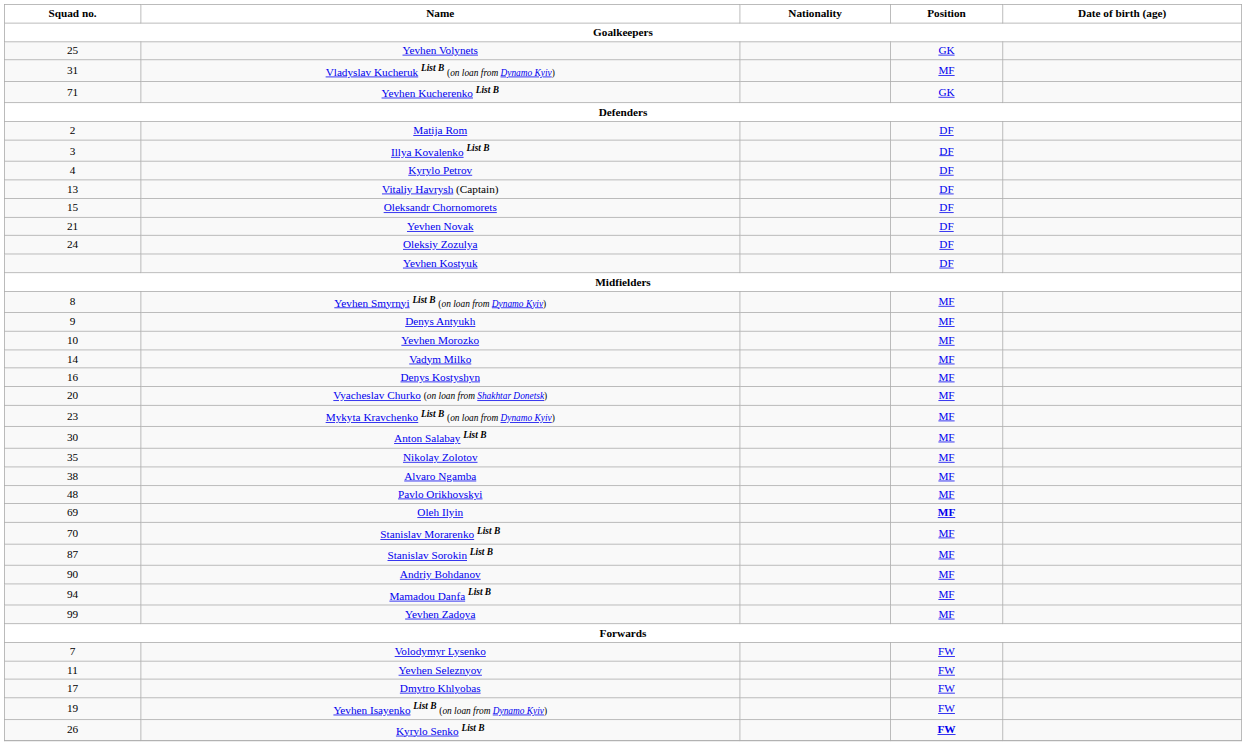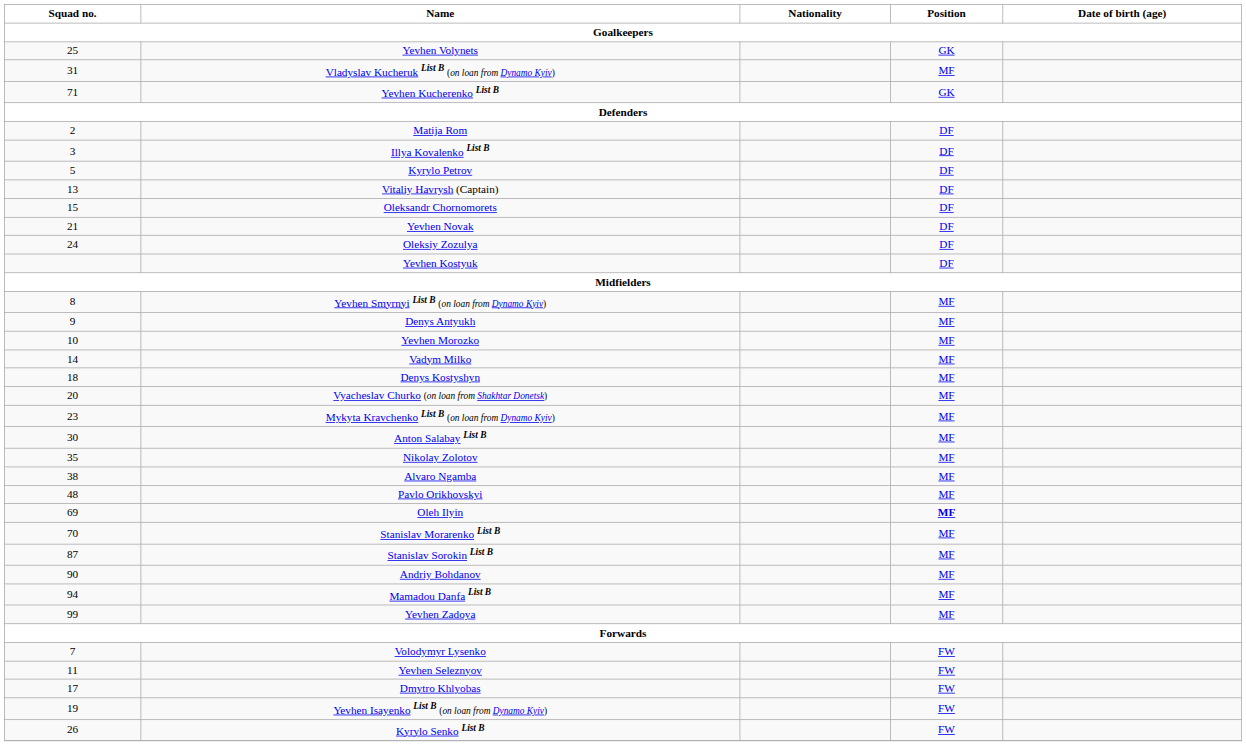(73, 171) 4 -> (73, 171) 5
(73, 377) 16 -> (73, 377) 18
(947, 730) bold -> (947, 730) normal
